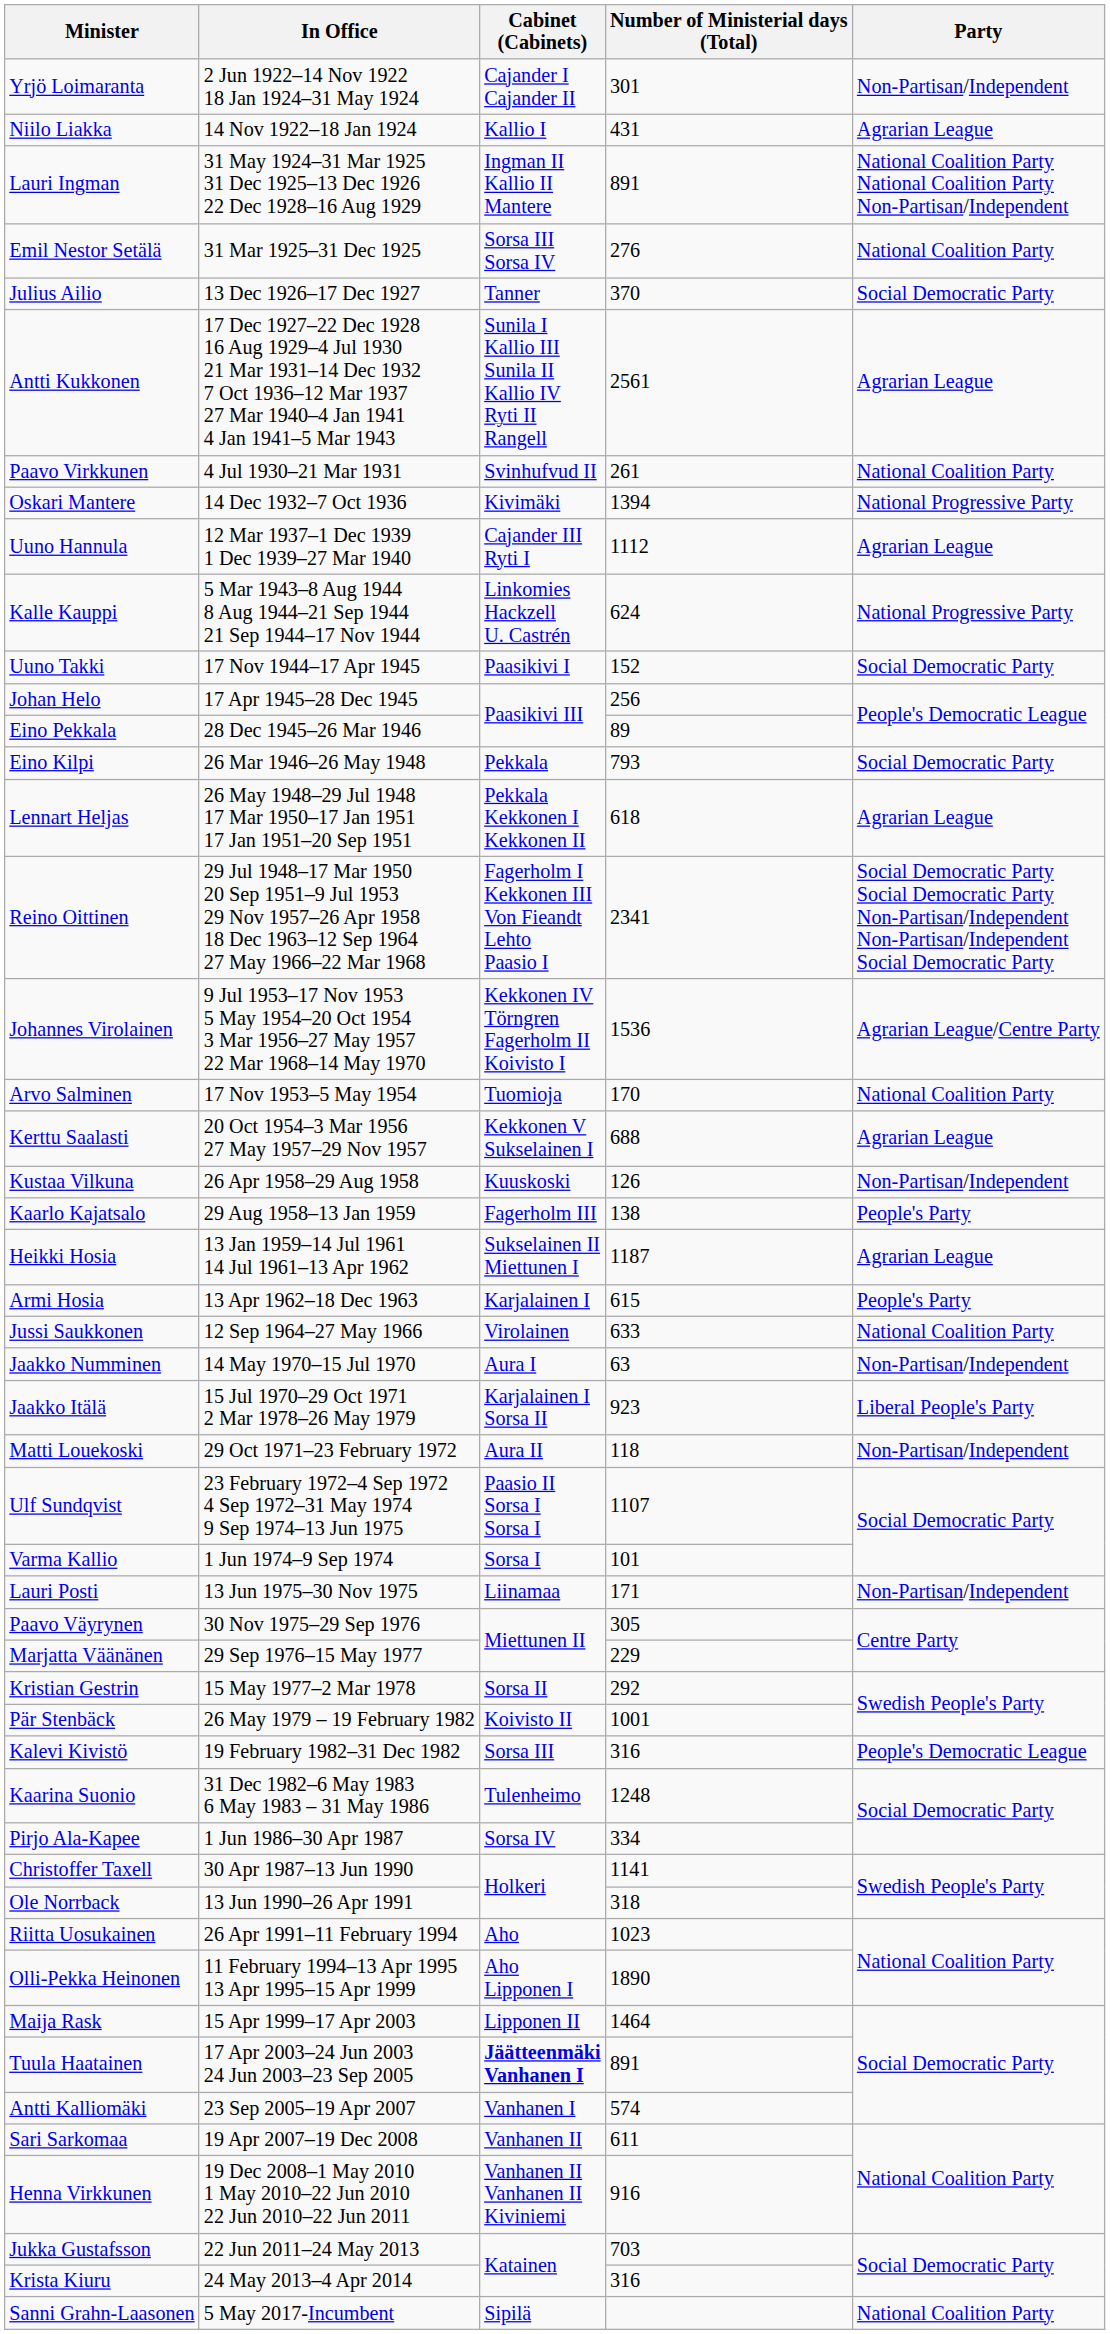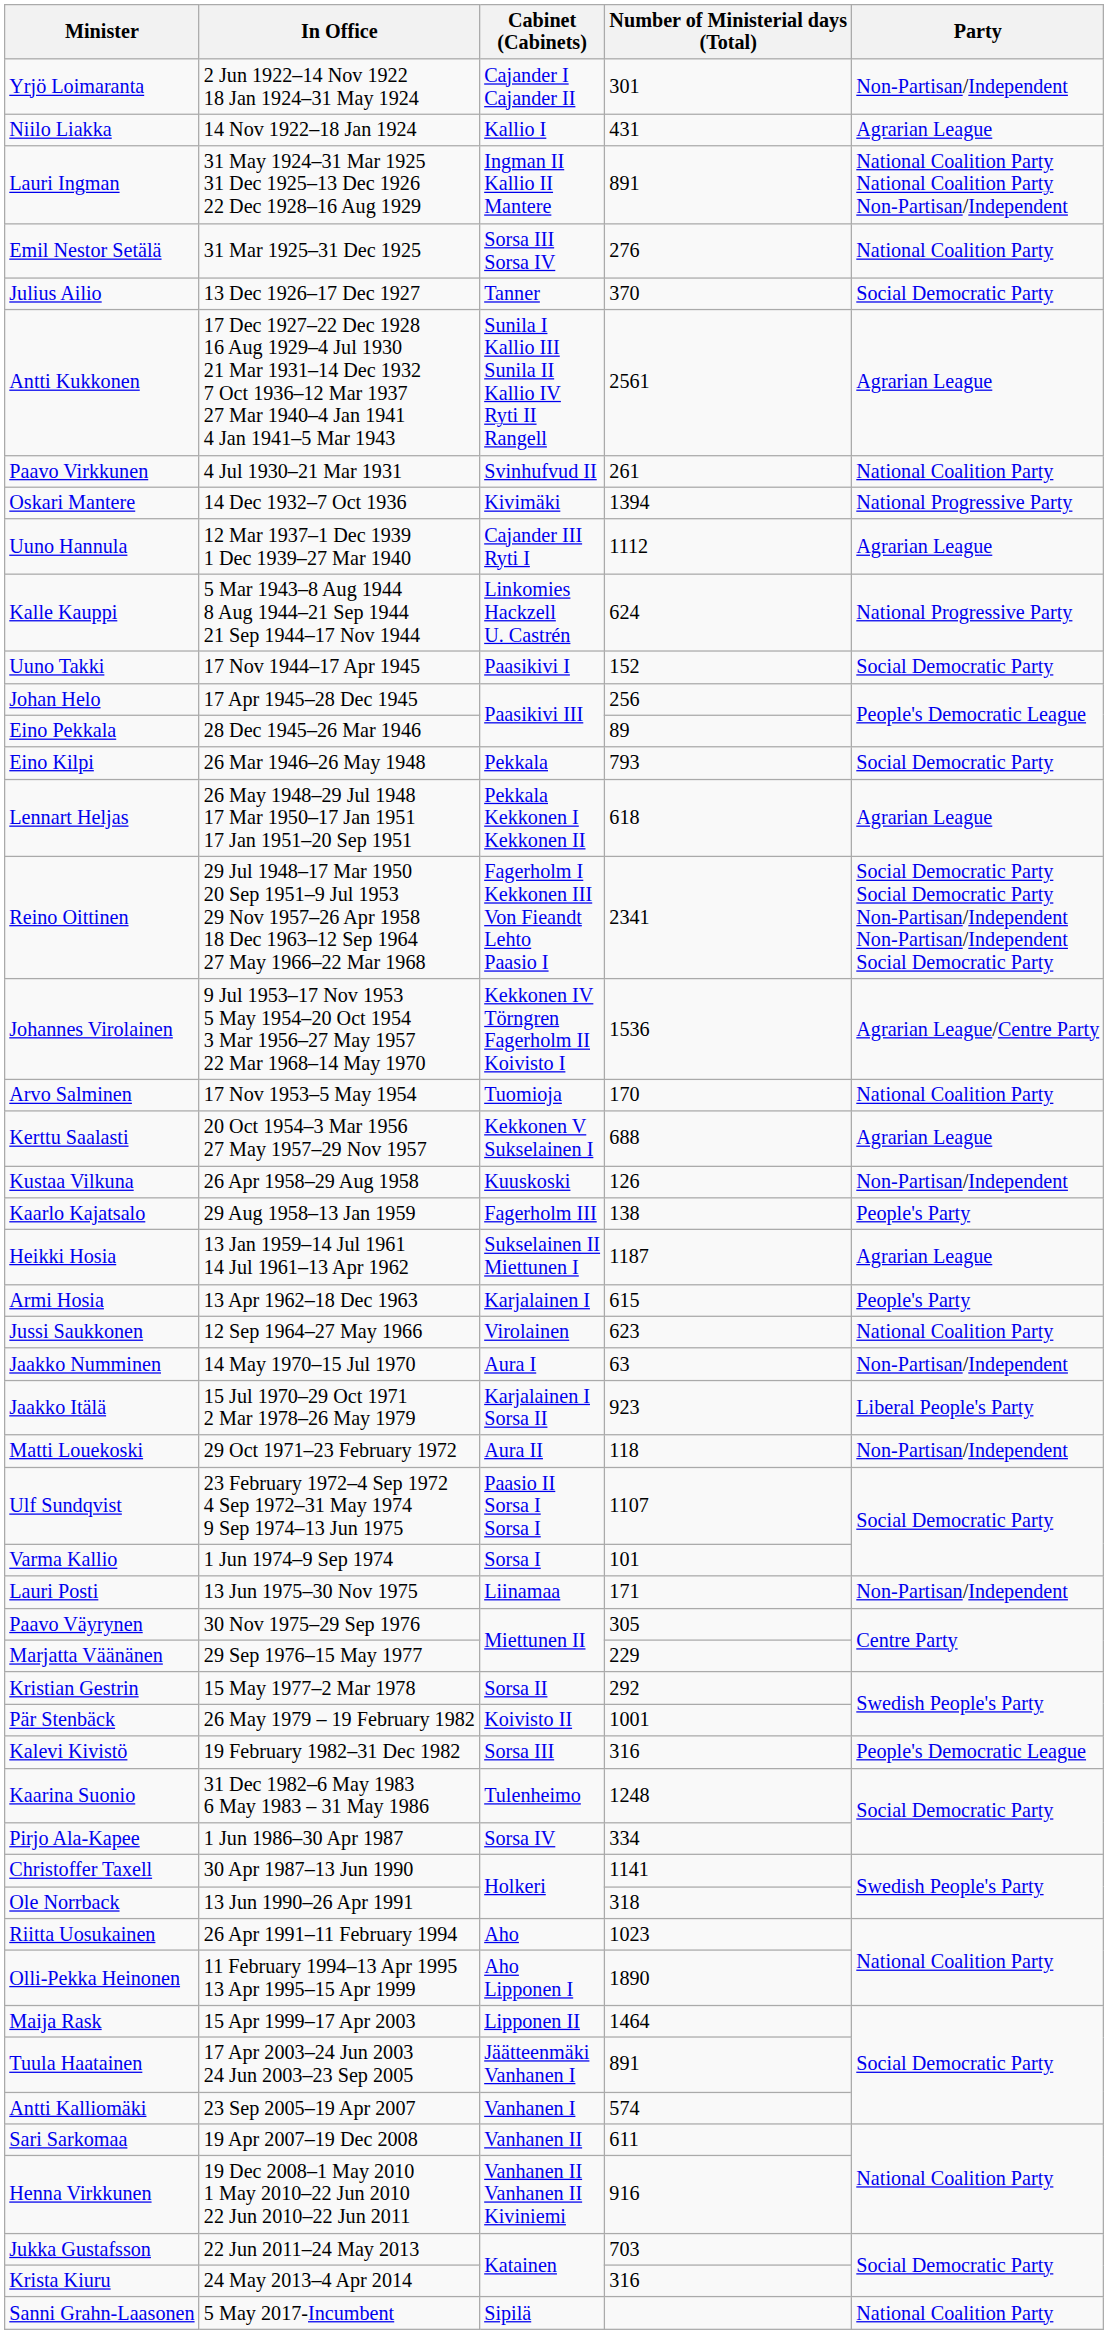(625, 1332) 633 -> (624, 1332) 623
(542, 2064) bold -> (537, 2064) normal
